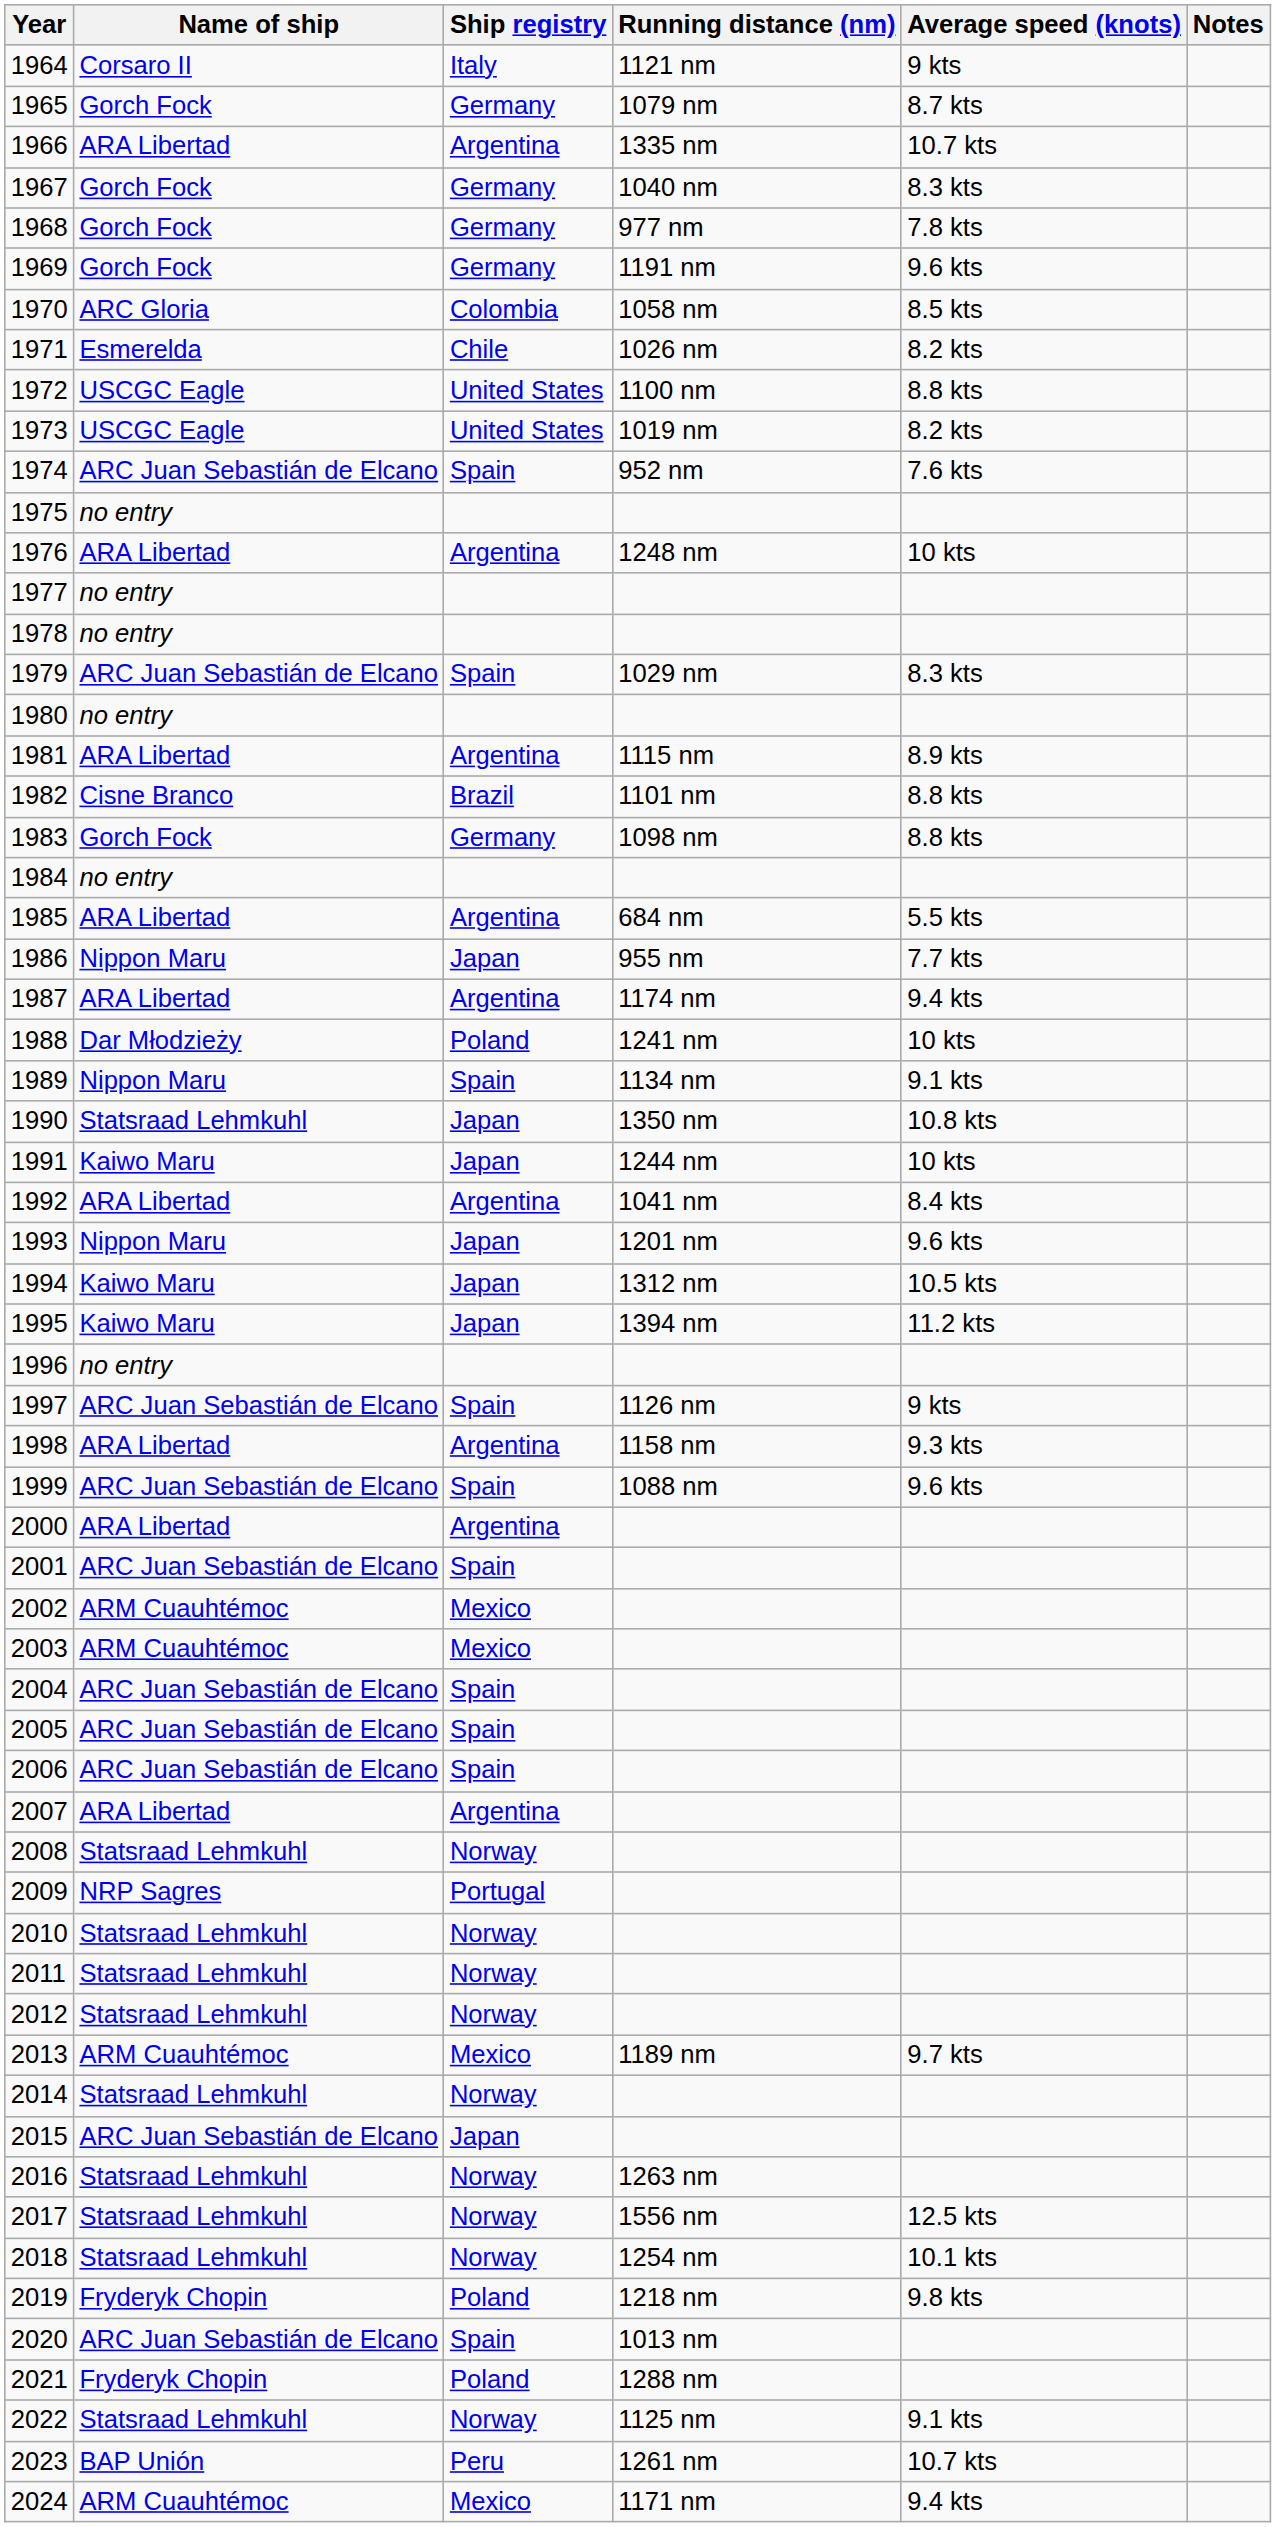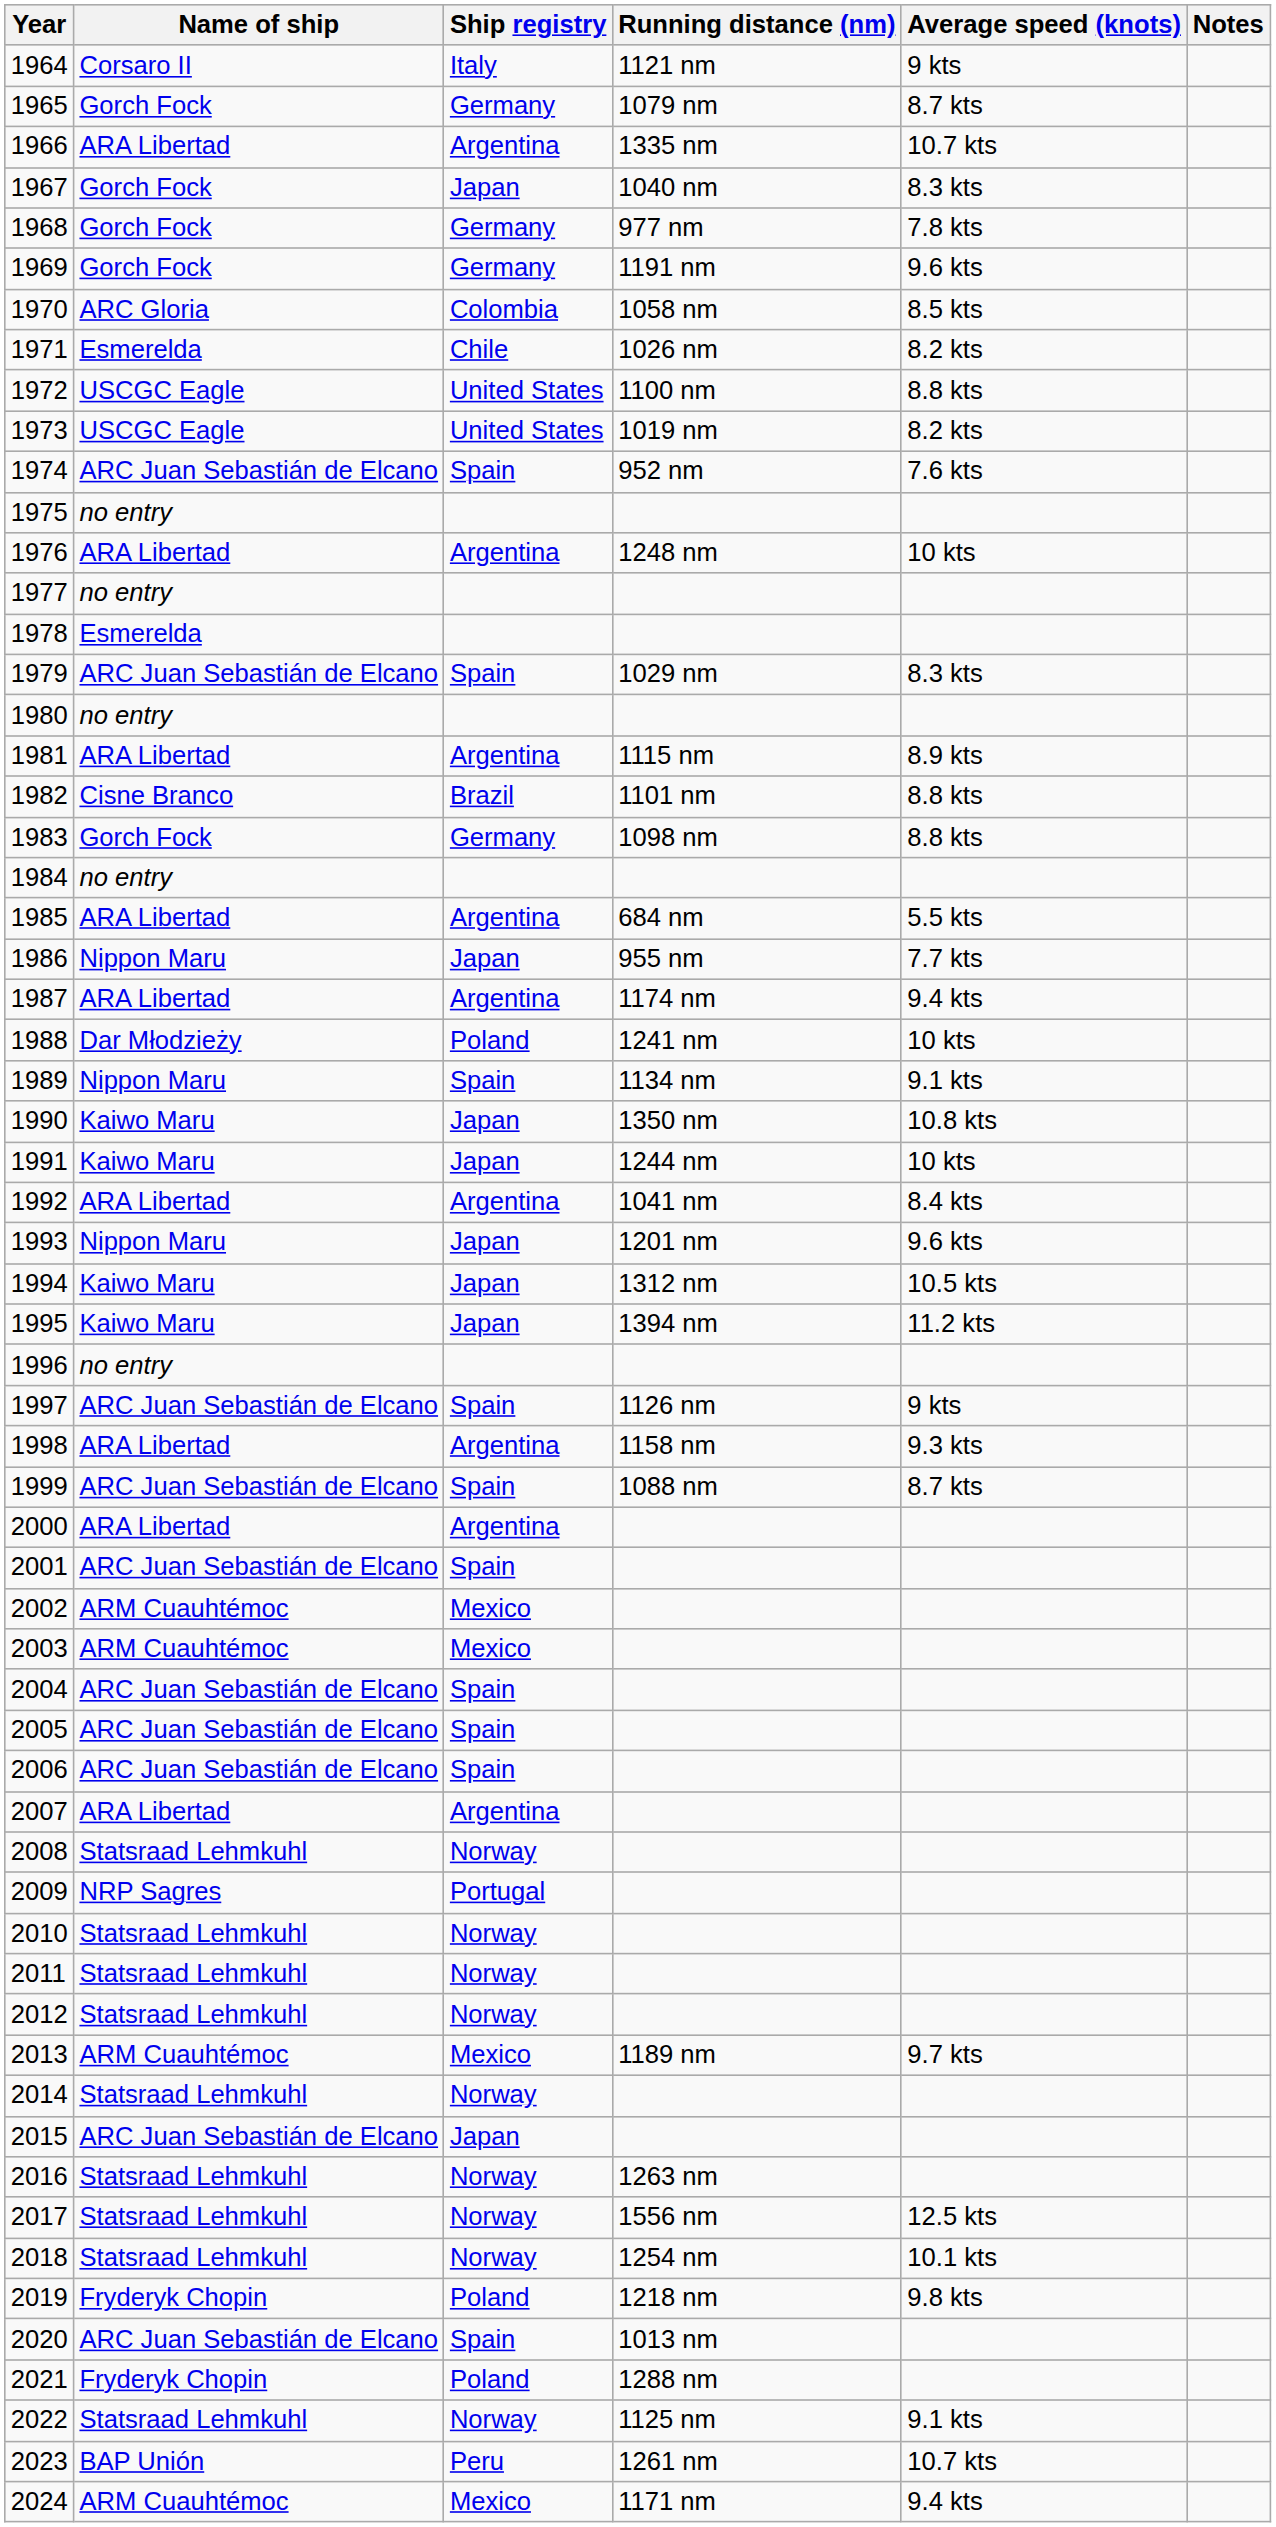(503, 187) Germany -> (485, 187) Japan
(126, 633) no entry -> (141, 633) Esmerelda
(193, 1120) Statsraad Lehmkuhl -> (147, 1120) Kaiwo Maru
(945, 1486) 9.6 kts -> (945, 1486) 8.7 kts
